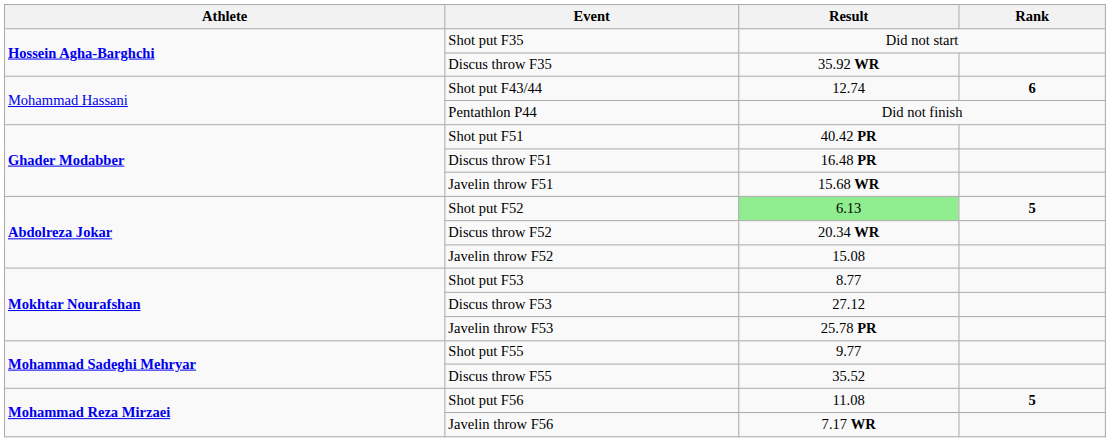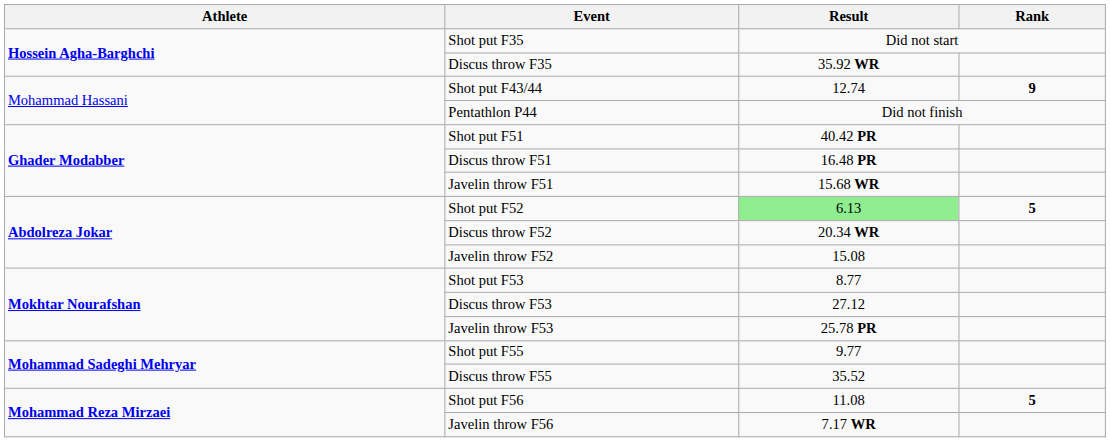(1032, 88) 6 -> (1032, 88) 9
